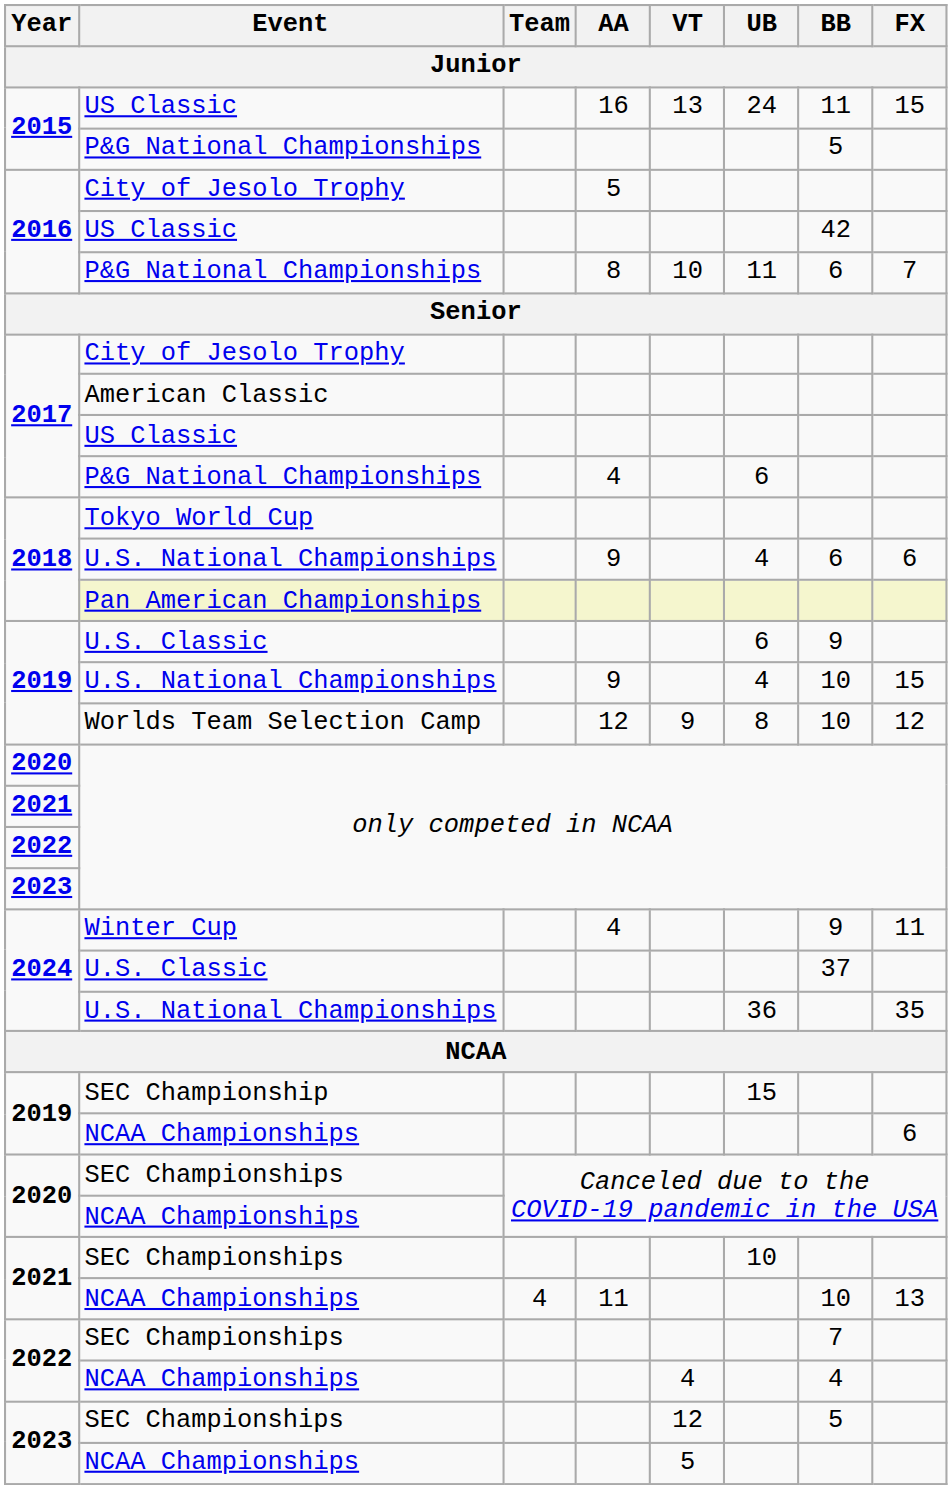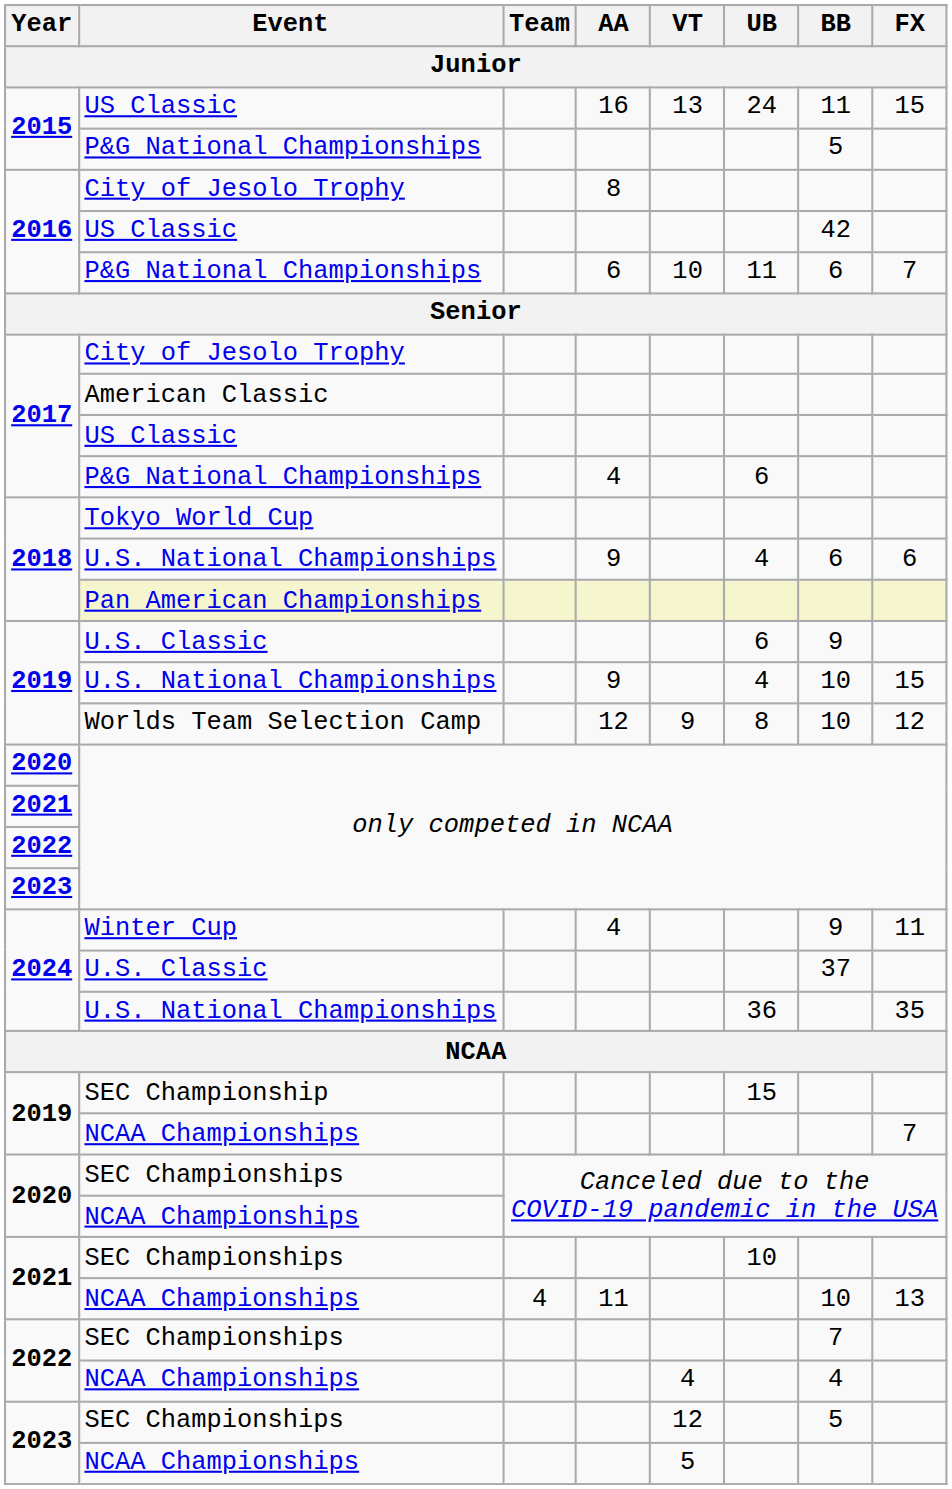(614, 190) 5 -> (614, 190) 8
(614, 272) 8 -> (614, 272) 6
(910, 1135) 6 -> (910, 1135) 7
